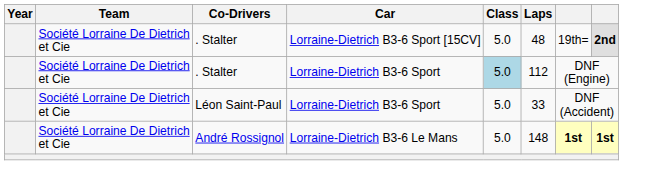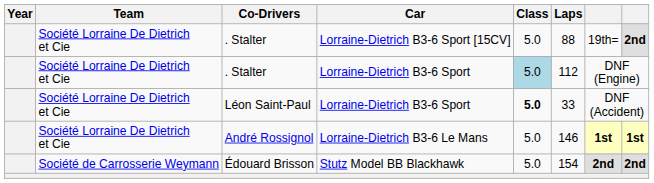(538, 40) 48 -> (568, 40) 88
(502, 105) normal -> (532, 105) bold
(538, 138) 148 -> (568, 138) 146
+ row: (269, 164)
